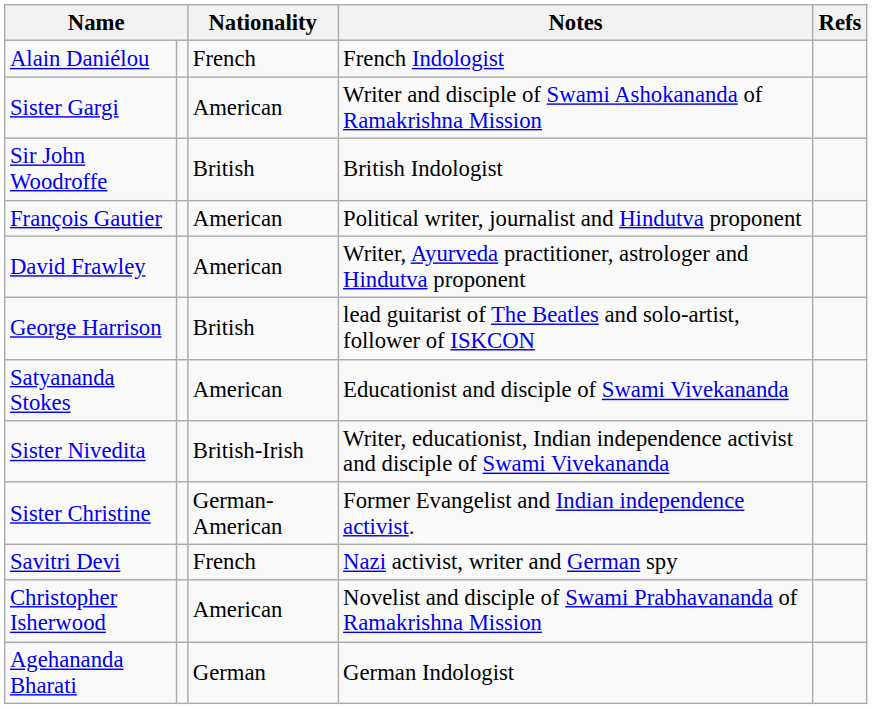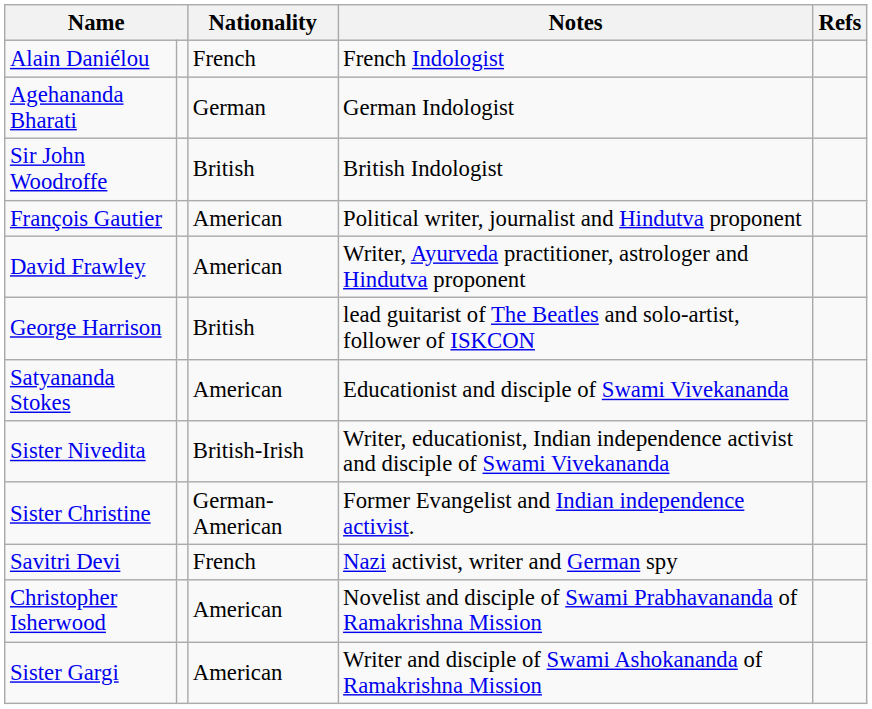rows swapped: (67, 672) <-> (64, 107)
